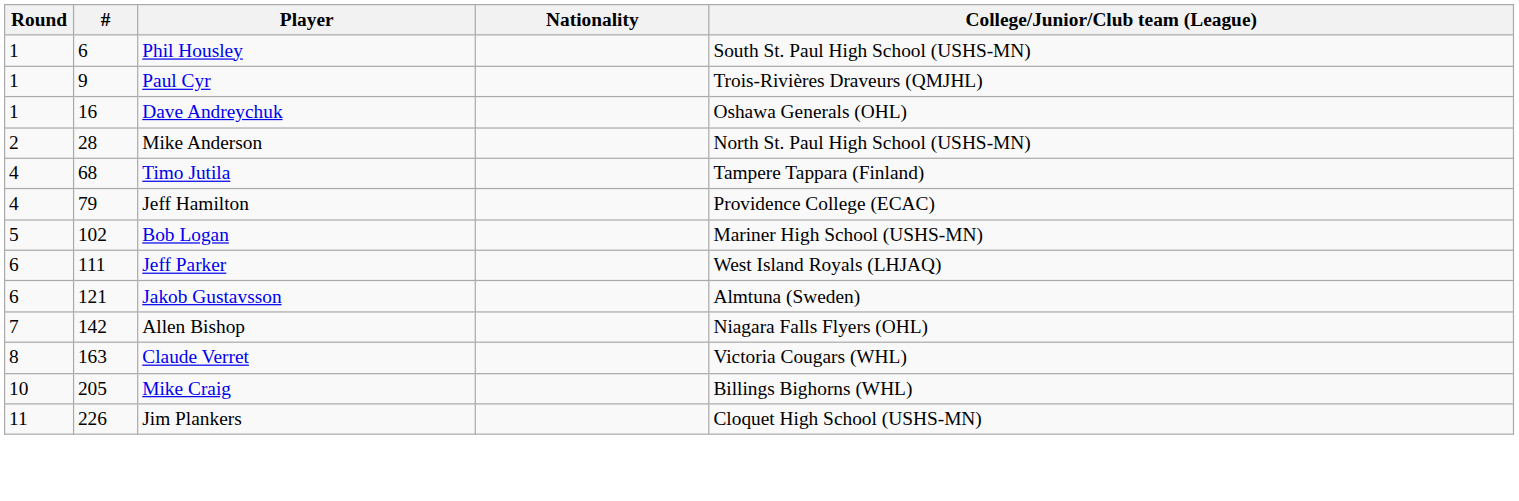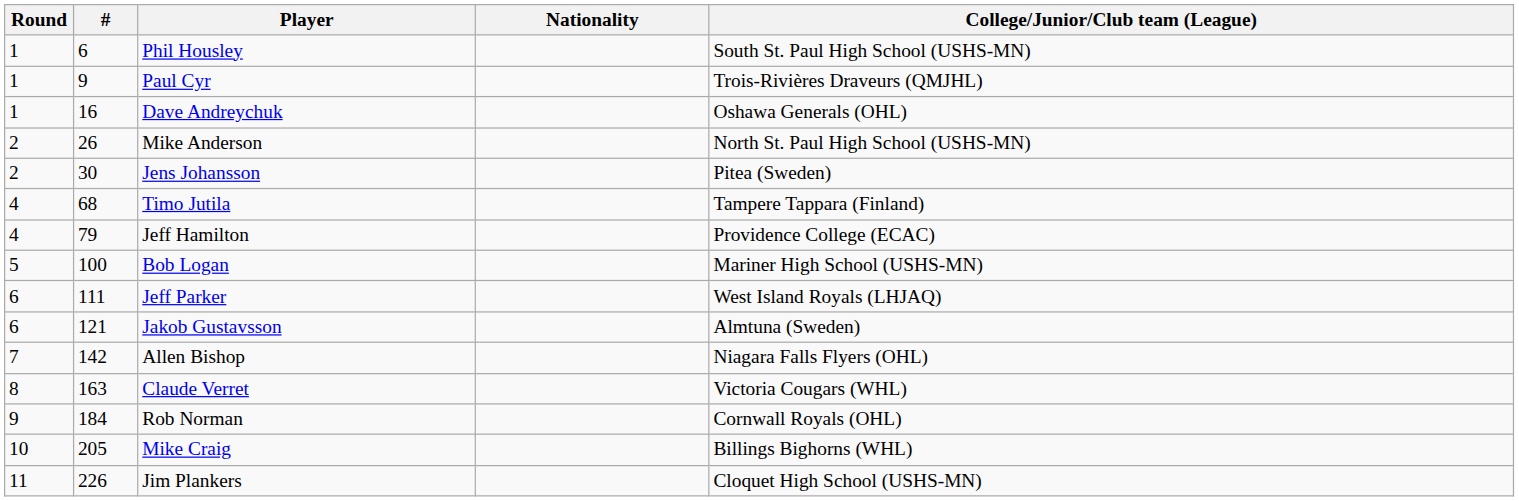(88, 142) 28 -> (88, 142) 26
+ row: (201, 173)
(92, 234) 102 -> (92, 265) 100
+ row: (193, 419)
